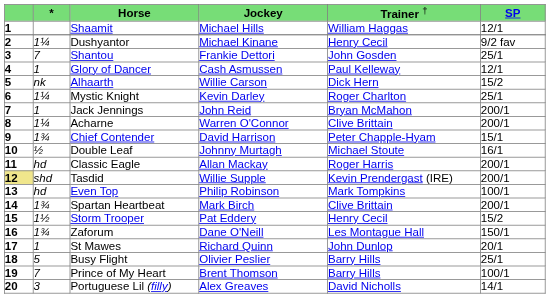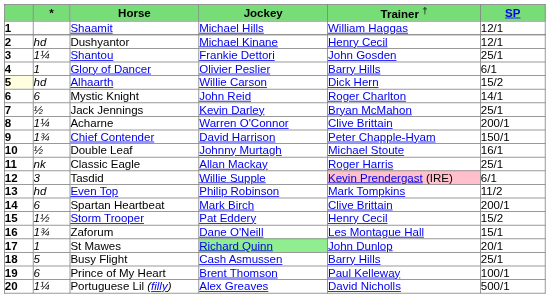(42, 41) 1¼ -> (40, 41) hd
(498, 41) 9/2 fav -> (492, 41) 12/1
(37, 55) 7 -> (42, 55) 1¼
(241, 69) Cash Asmussen -> (235, 69) Olivier Peslier
(364, 69) Paul Kelleway -> (354, 69) Barry Hills
(492, 69) 12/1 -> (489, 69) 6/1
(8, 82) no background -> (8, 82) lightyellow background
(40, 82) nk -> (40, 82) hd
(42, 96) 1¼ -> (37, 96) 6
(232, 96) Kevin Darley -> (225, 96) John Reid
(492, 96) 25/1 -> (492, 96) 14/1
(37, 109) 1 -> (38, 109) ½
(225, 109) John Reid -> (232, 109) Kevin Darley
(495, 109) 200/1 -> (492, 109) 25/1
(492, 137) 15/1 -> (495, 137) 150/1
(40, 164) hd -> (40, 164) nk
(495, 164) 200/1 -> (492, 164) 25/1
(11, 177) khaki background -> (11, 177) no background
(43, 177) shd -> (37, 177) 3
(390, 177) no background -> (390, 177) pink background
(495, 177) 200/1 -> (489, 177) 6/1
(495, 191) 100/1 -> (492, 191) 11/2
(42, 205) 1¾ -> (37, 205) 6
(495, 232) 150/1 -> (492, 232) 15/1
(236, 245) no background -> (236, 245) lightgreen background
(235, 259) Olivier Peslier -> (241, 259) Cash Asmussen
(37, 273) 7 -> (37, 273) 6
(354, 273) Barry Hills -> (364, 273) Paul Kelleway
(37, 286) 3 -> (42, 286) 1¼
(492, 286) 14/1 -> (495, 286) 500/1
